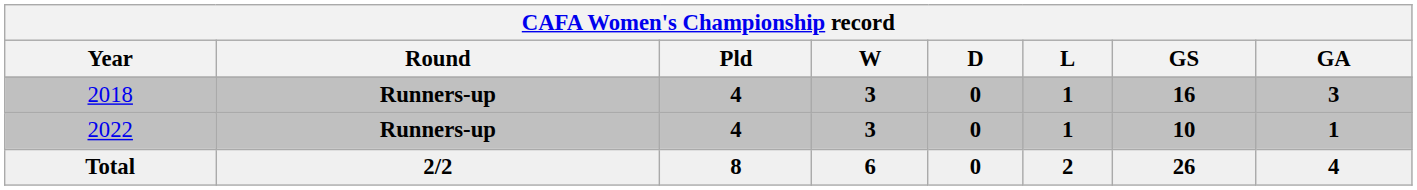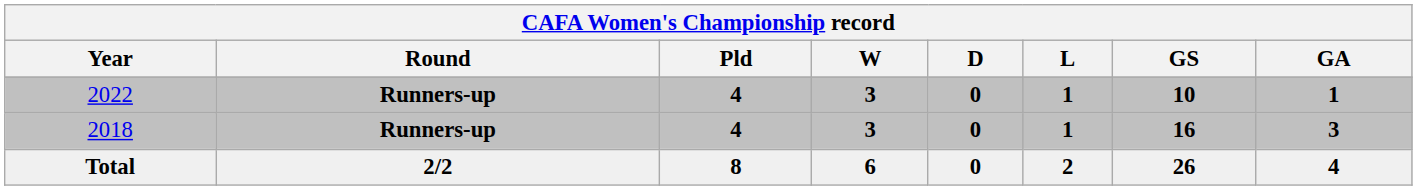rows swapped: (110, 94) <-> (110, 130)
